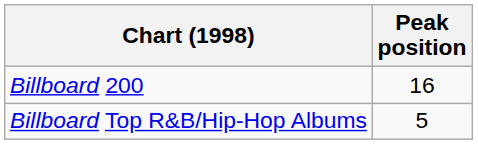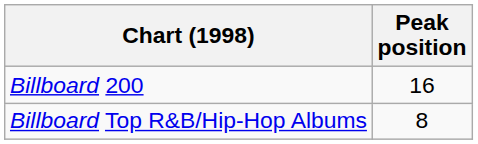(422, 120) 5 -> (422, 120) 8
